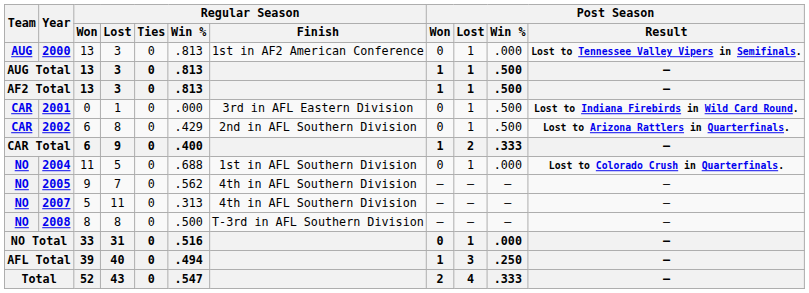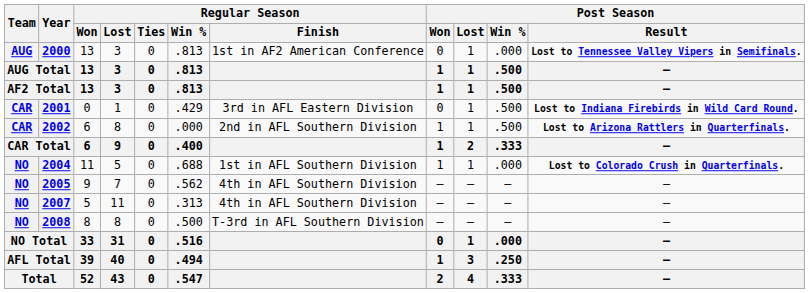(189, 109) .000 -> (189, 109) .429
(189, 128) .429 -> (189, 128) .000
(440, 128) 0 -> (440, 128) 1
(440, 166) 0 -> (440, 166) 1
